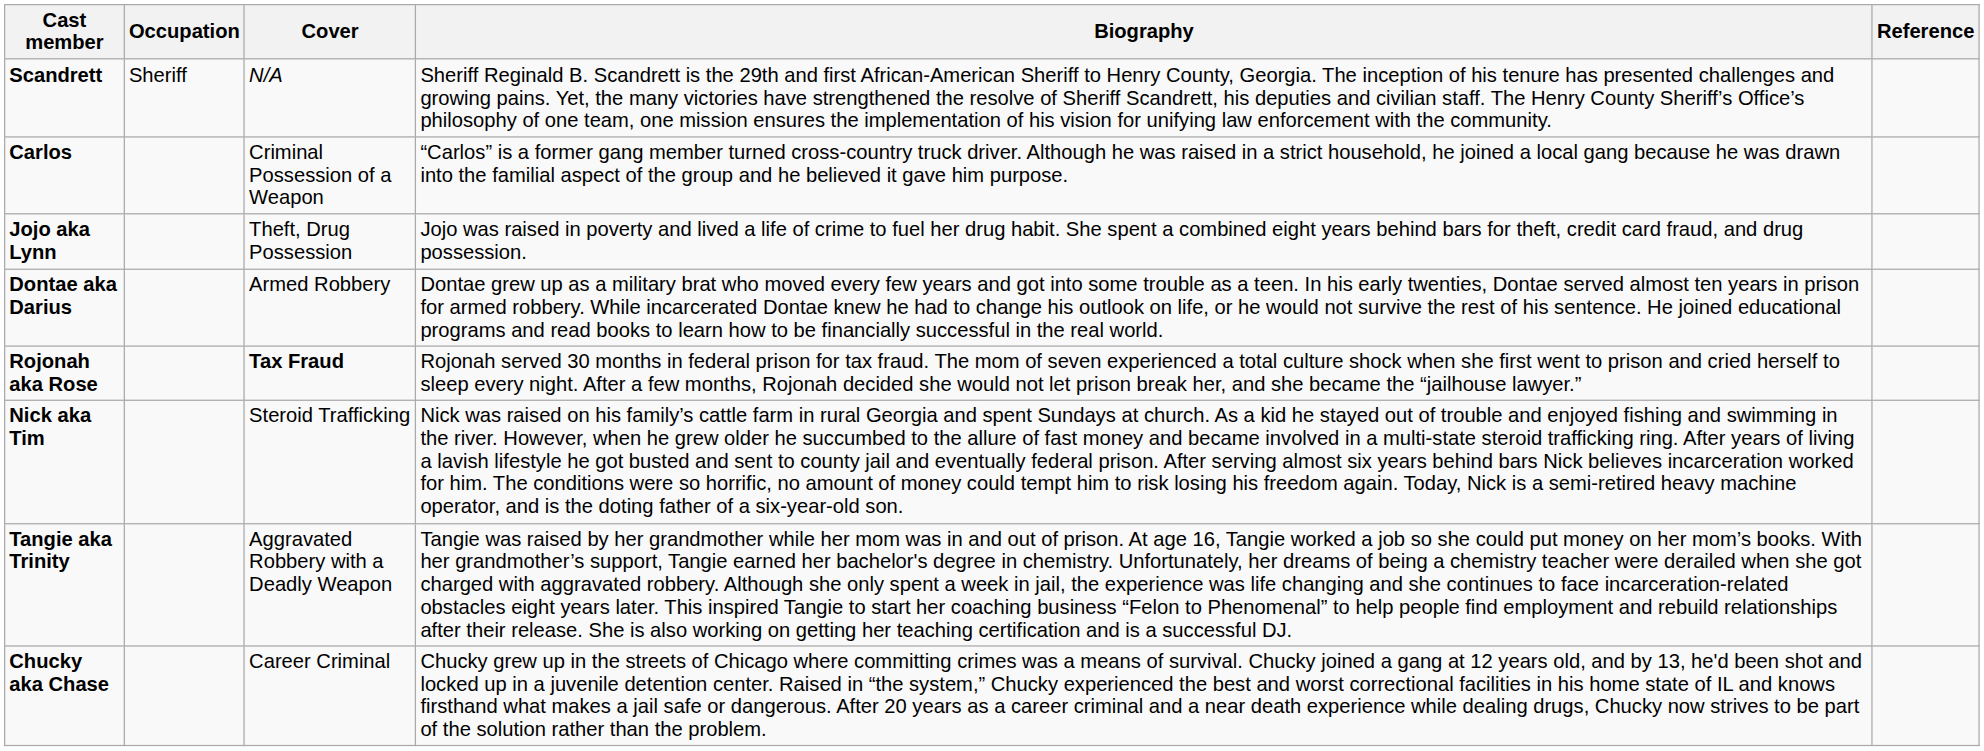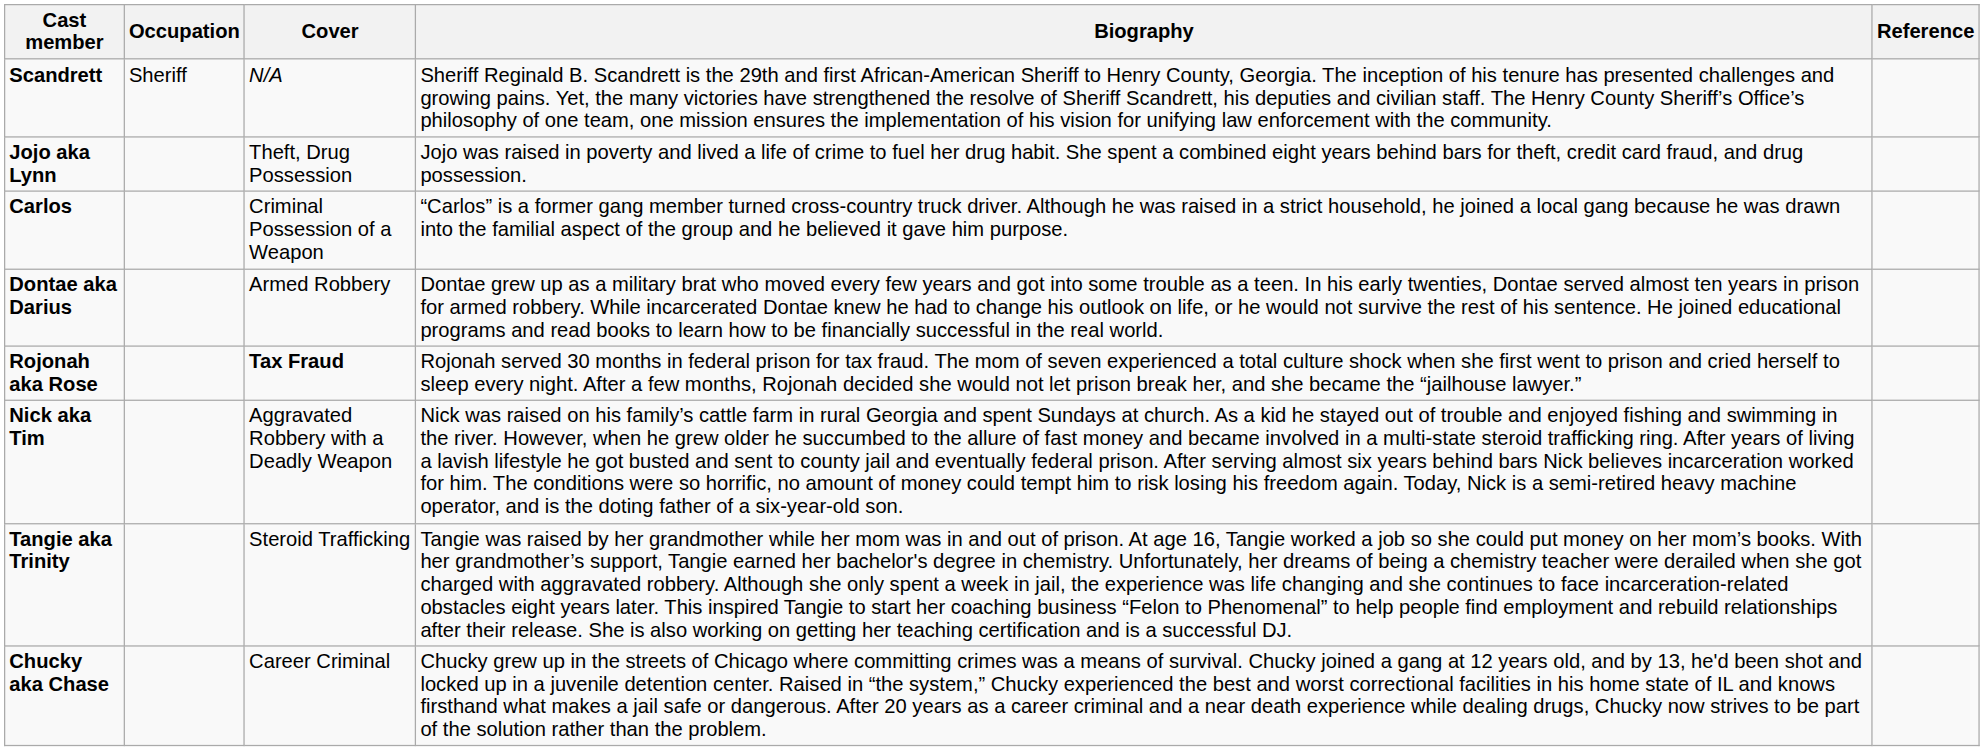rows swapped: (41, 152) <-> (50, 241)
(330, 416) Steroid Trafficking -> (321, 439) Aggravated Robbery with a Deadly Weapon
(321, 561) Aggravated Robbery with a Deadly Weapon -> (330, 539) Steroid Trafficking
